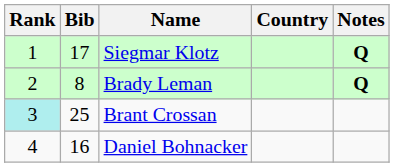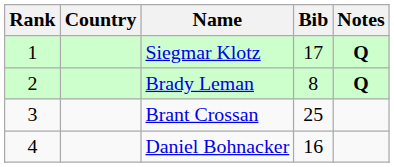columns swapped: (80, 20) <-> (292, 20)
(32, 114) paleturquoise background -> (32, 114) no background
